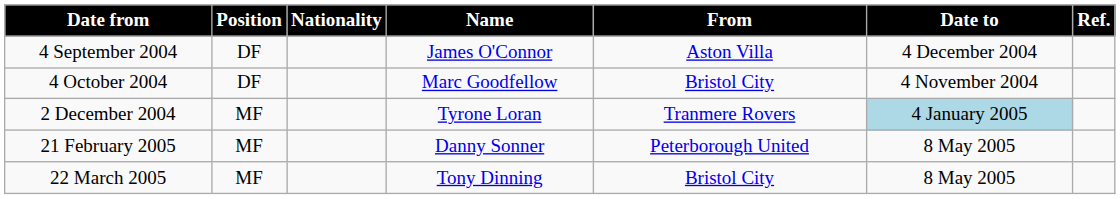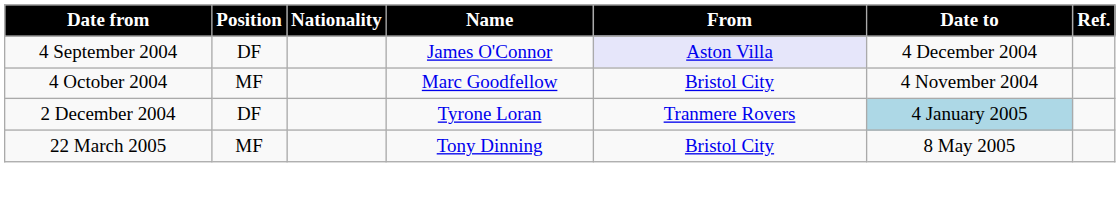(730, 51) no background -> (730, 51) lavender background
(249, 83) DF -> (249, 83) MF
(249, 114) MF -> (249, 114) DF
- row: (108, 145)
